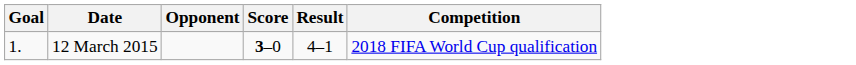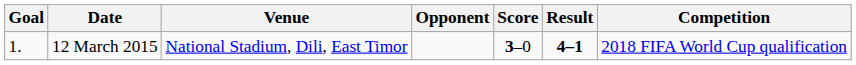+ column: (287, 18)
(320, 45) normal -> (570, 45) bold
